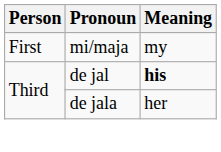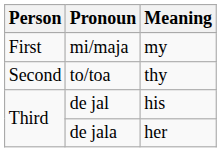+ row: (90, 75)
(155, 75) bold -> (155, 103) normal
